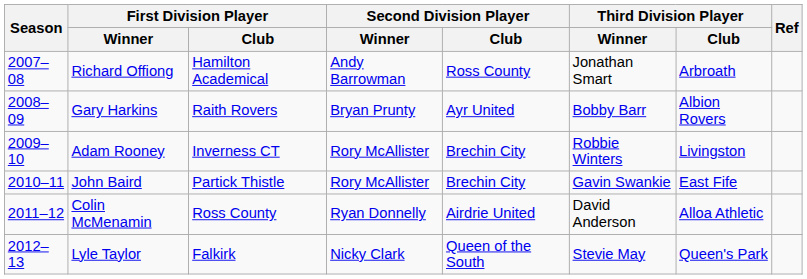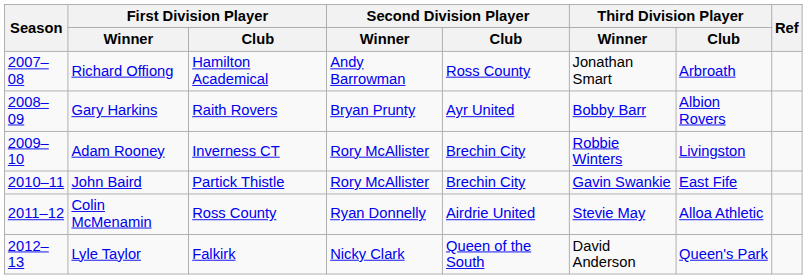(604, 214) David Anderson -> (609, 214) Stevie May
(609, 254) Stevie May -> (604, 254) David Anderson
